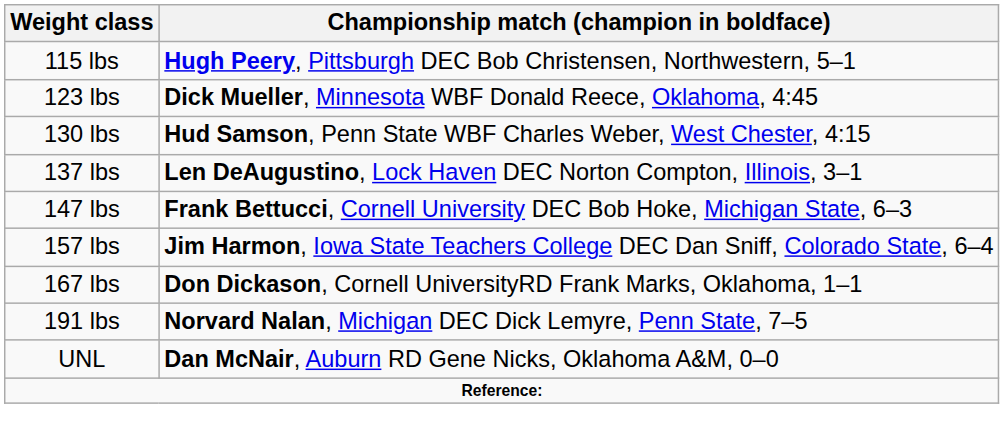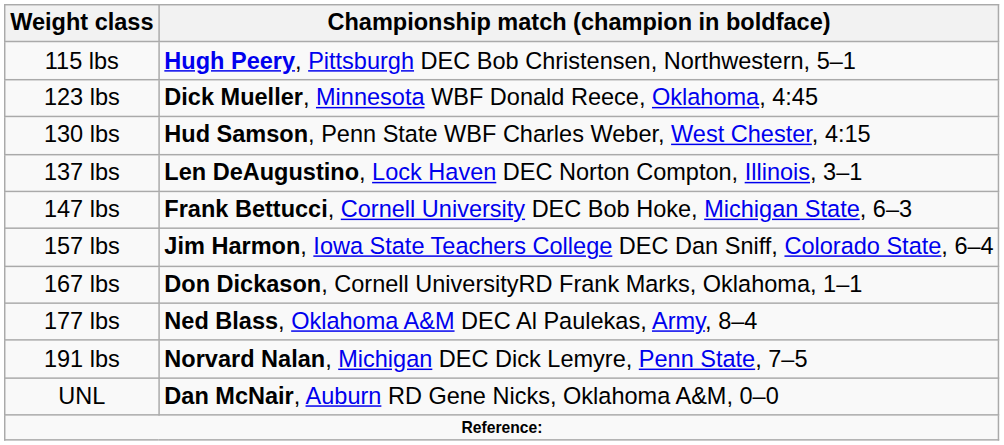+ row: (82, 321)
